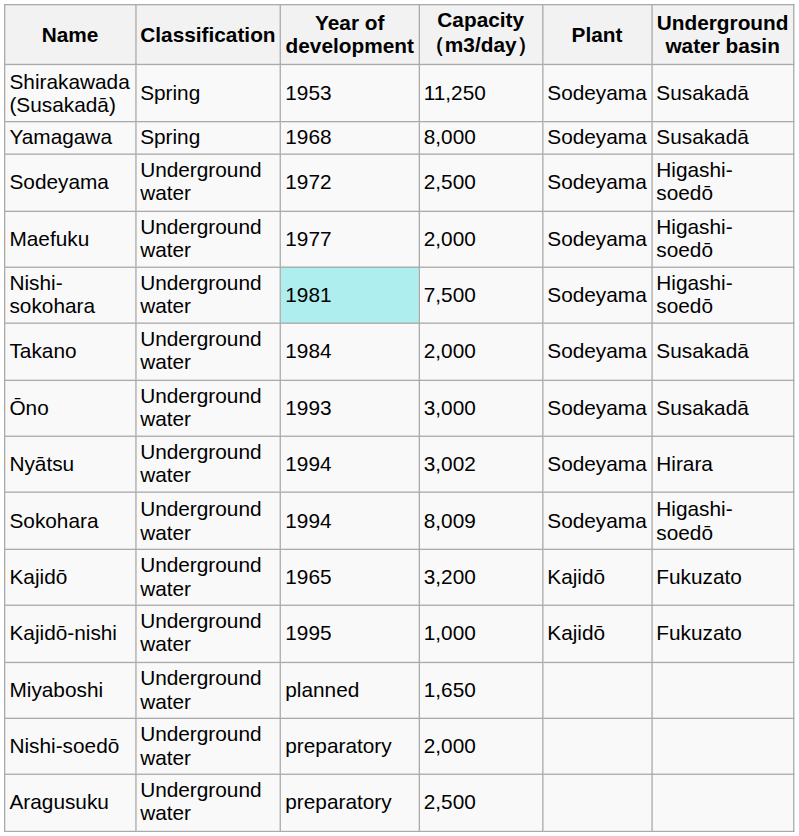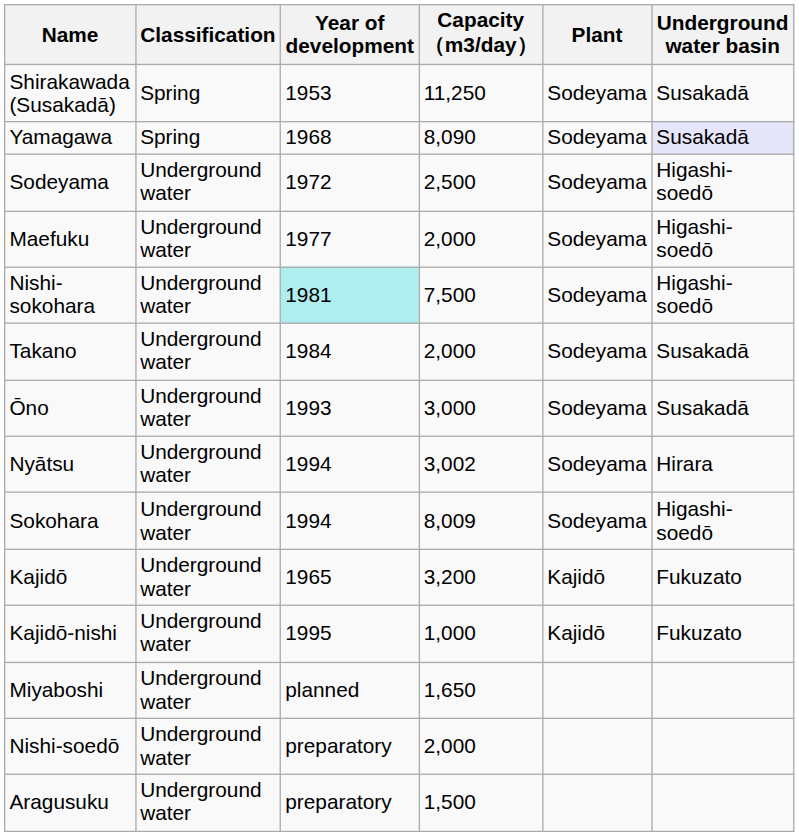(450, 137) 8,000 -> (450, 137) 8,090
(703, 137) no background -> (703, 137) lavender background
(450, 802) 2,500 -> (450, 802) 1,500
